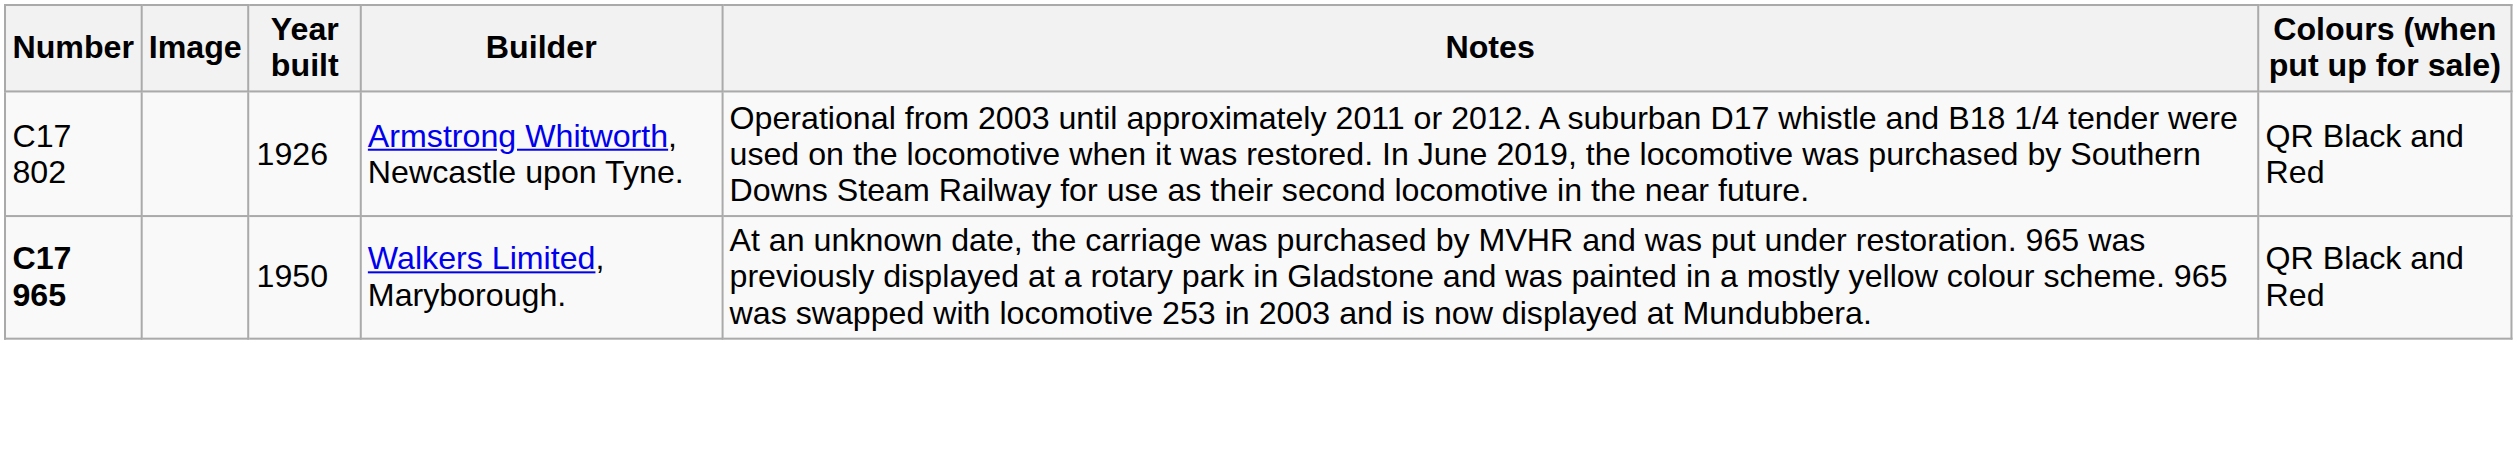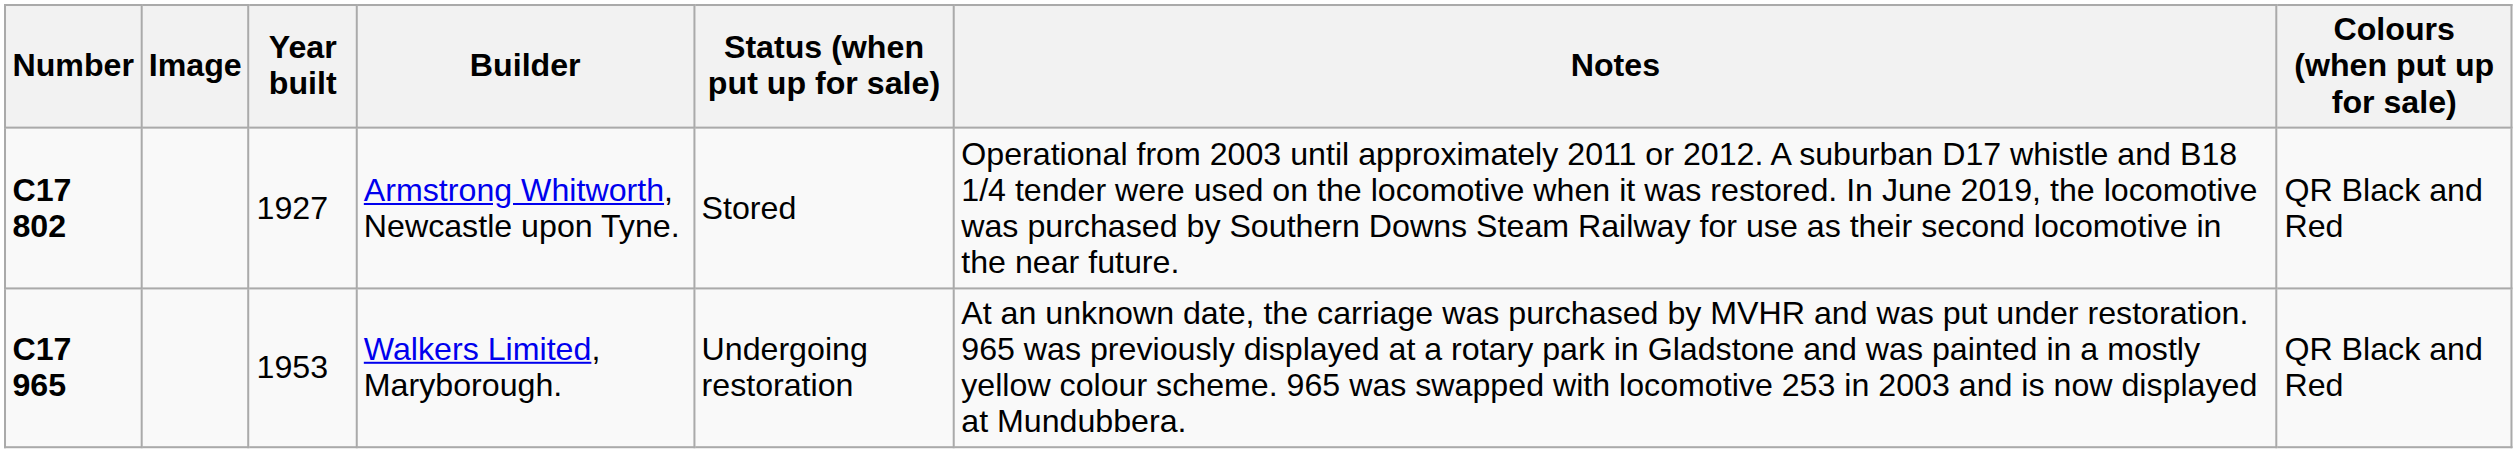+ column: (824, 66)
(42, 153) normal -> (42, 207) bold
(292, 153) 1926 -> (292, 207) 1927
(292, 276) 1950 -> (292, 367) 1953
